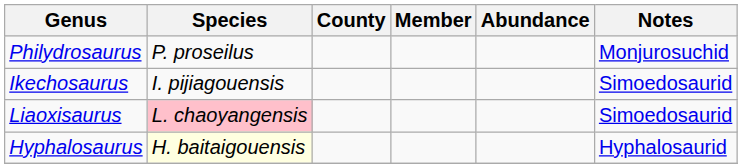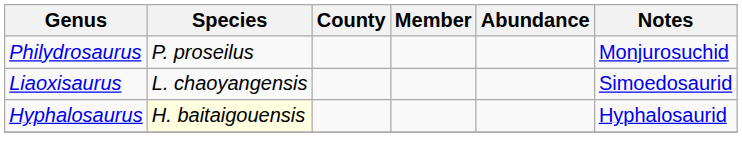- row: (69, 83)
(230, 115) pink background -> (230, 83) no background
